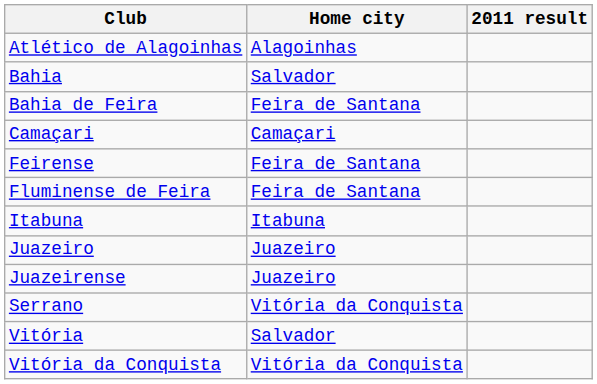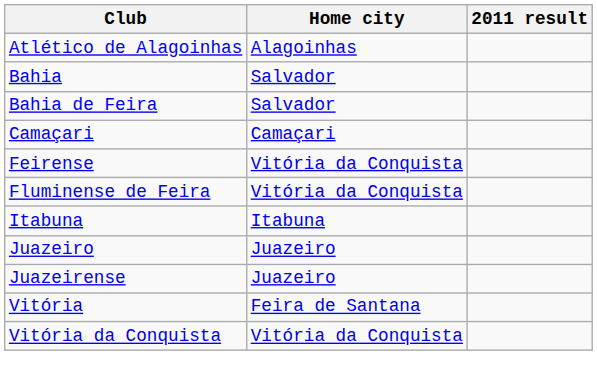(336, 106) Feira de Santana -> (293, 106) Salvador
(336, 163) Feira de Santana -> (357, 163) Vitória da Conquista
(336, 192) Feira de Santana -> (357, 192) Vitória da Conquista
- row: (46, 307)
(293, 336) Salvador -> (336, 307) Feira de Santana
